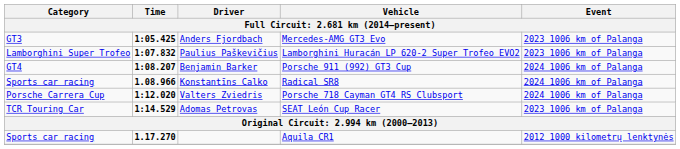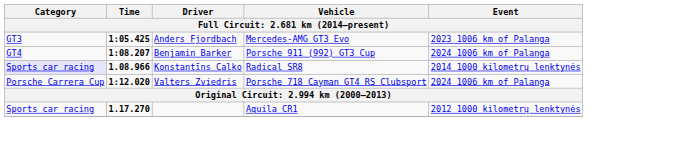- row: (229, 53)
(50, 81) no background -> (50, 67) lavender background
(583, 81) 2024 1006 km of Palanga -> (506, 67) 2014 1000 kilometrų lenktynės
- row: (219, 109)
